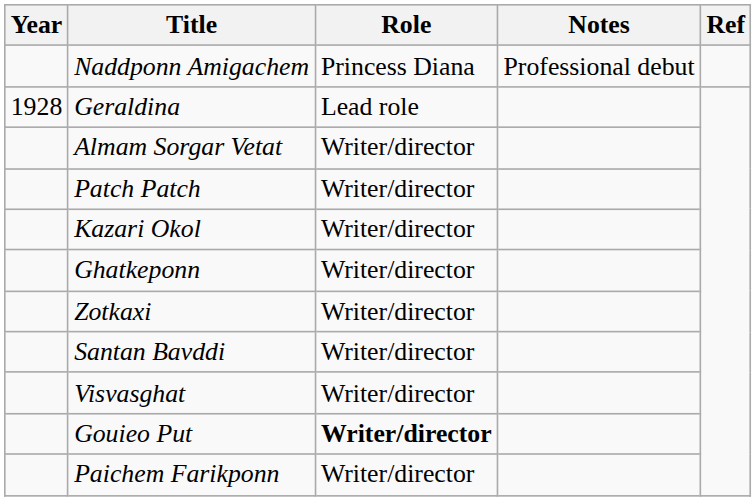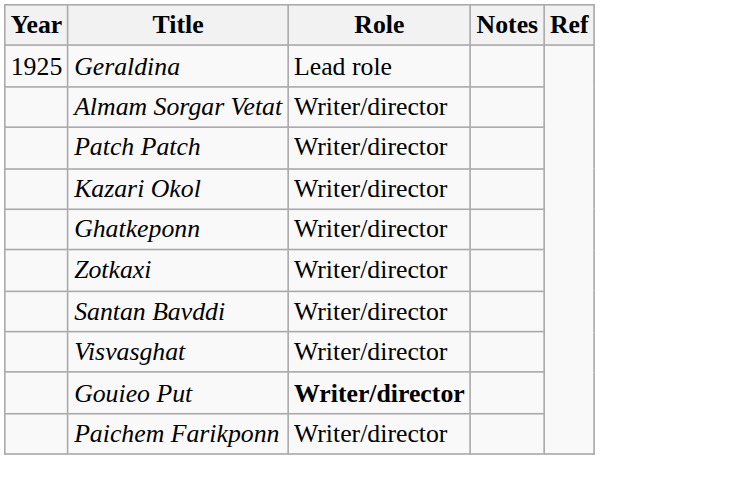- row: (192, 65)
(37, 106) 1928 -> (37, 65) 1925
